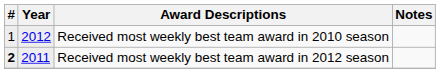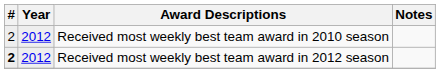(11, 36) 1 -> (11, 36) 2
(36, 57) 2011 -> (36, 57) 2012
